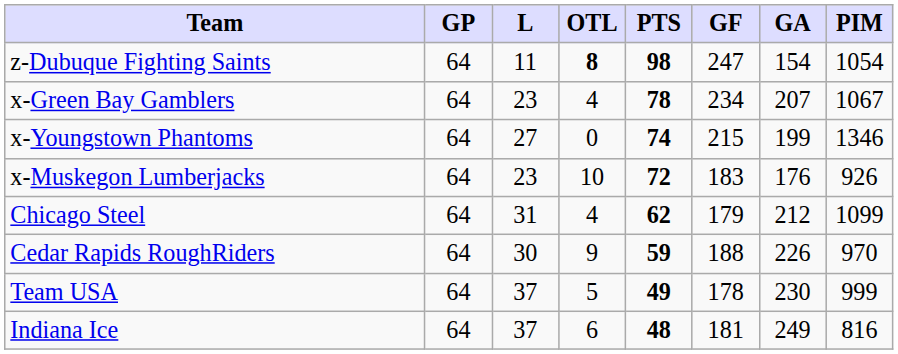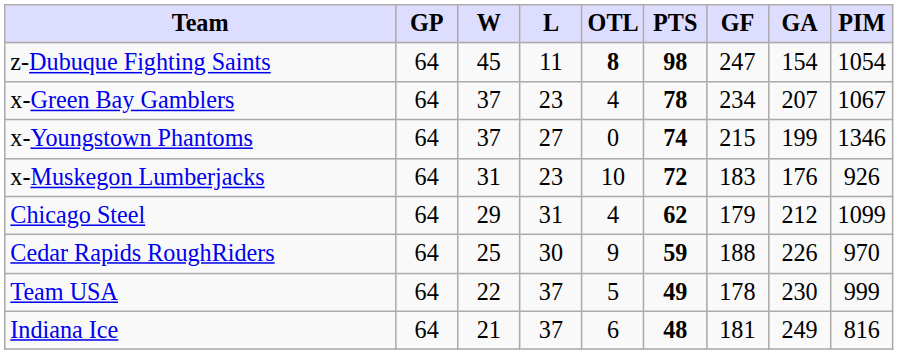+ column: (489, 23)
